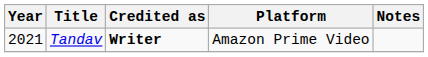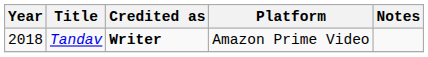(26, 40) 2021 -> (26, 40) 2018
